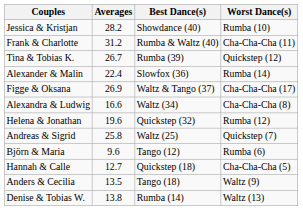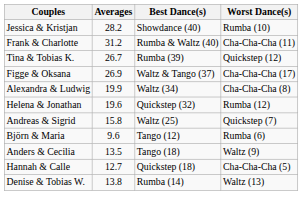- row: (45, 74)
(113, 105) 16.6 -> (113, 89) 19.9
(113, 136) 25.8 -> (113, 120) 15.8
rows swapped: (41, 182) <-> (38, 167)
